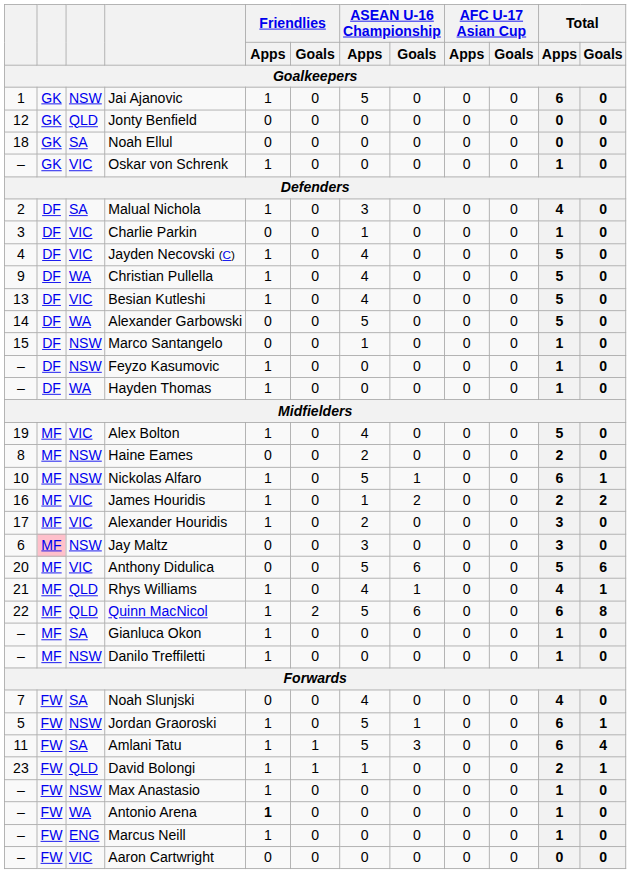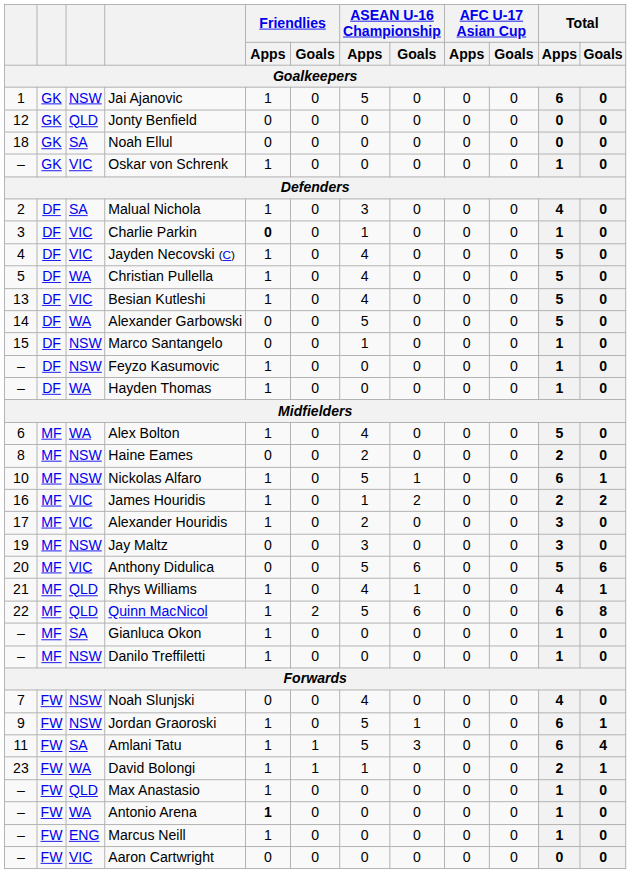(268, 232) normal -> (268, 232) bold
(21, 277) 9 -> (21, 277) 5
(21, 433) 19 -> (21, 433) 6
(81, 433) VIC -> (80, 433) WA
(21, 545) 6 -> (21, 545) 19
(52, 545) pink background -> (52, 545) no background
(78, 701) SA -> (85, 701) NSW
(21, 723) 5 -> (21, 723) 9
(83, 768) QLD -> (80, 768) WA
(85, 790) NSW -> (83, 790) QLD
